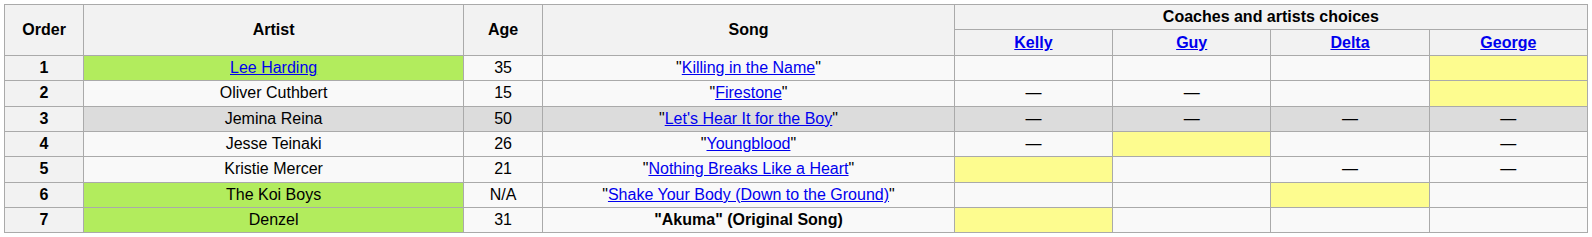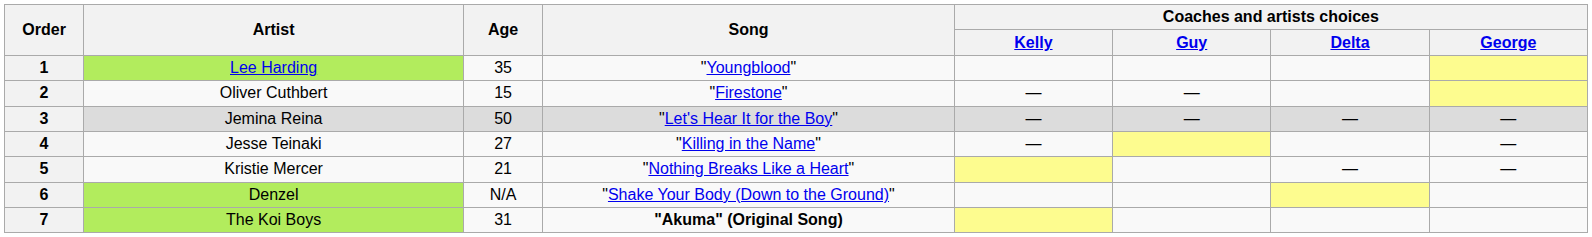(748, 67) "Killing in the Name" -> (748, 67) "Youngblood"
(503, 144) 26 -> (503, 144) 27
(748, 144) "Youngblood" -> (748, 144) "Killing in the Name"
(274, 194) The Koi Boys -> (274, 194) Denzel
(274, 220) Denzel -> (274, 220) The Koi Boys
